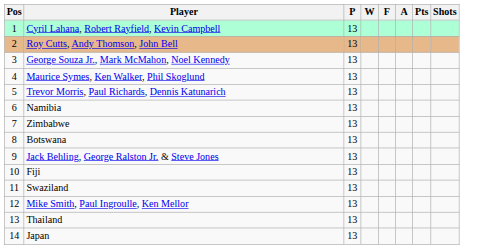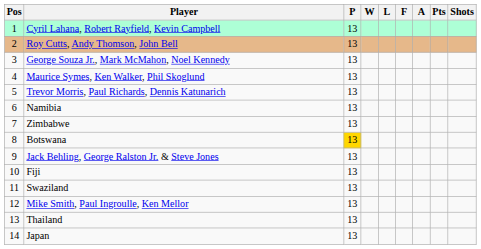+ column: (387, 12)
(352, 140) no background -> (352, 140) gold background
